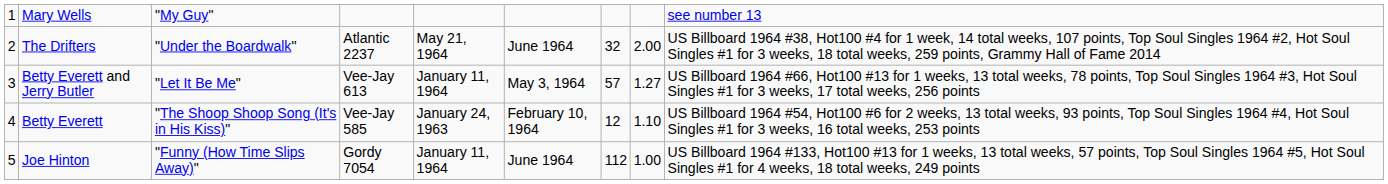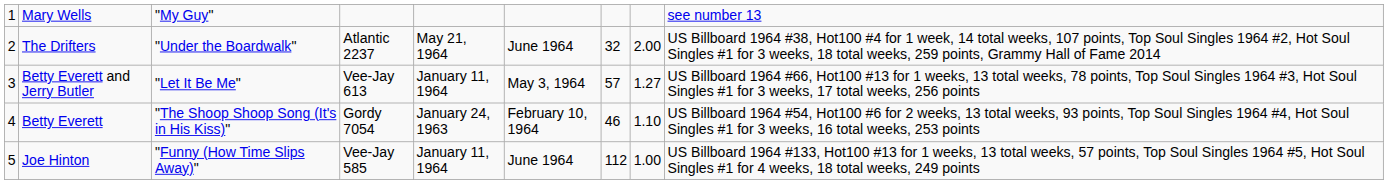(369, 122) Vee-Jay 585 -> (362, 122) Gordy 7054
(613, 122) 12 -> (613, 122) 46
(362, 160) Gordy 7054 -> (369, 160) Vee-Jay 585
